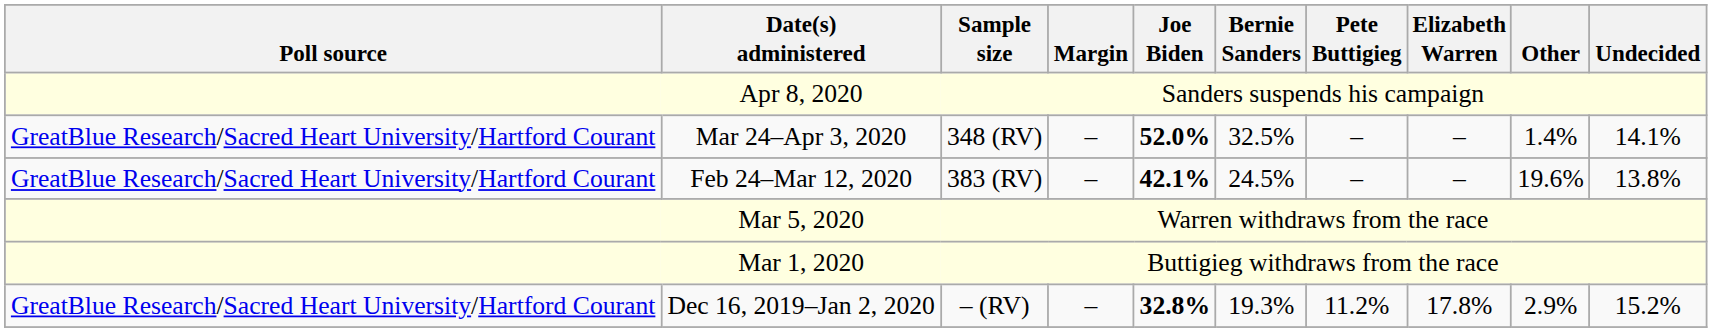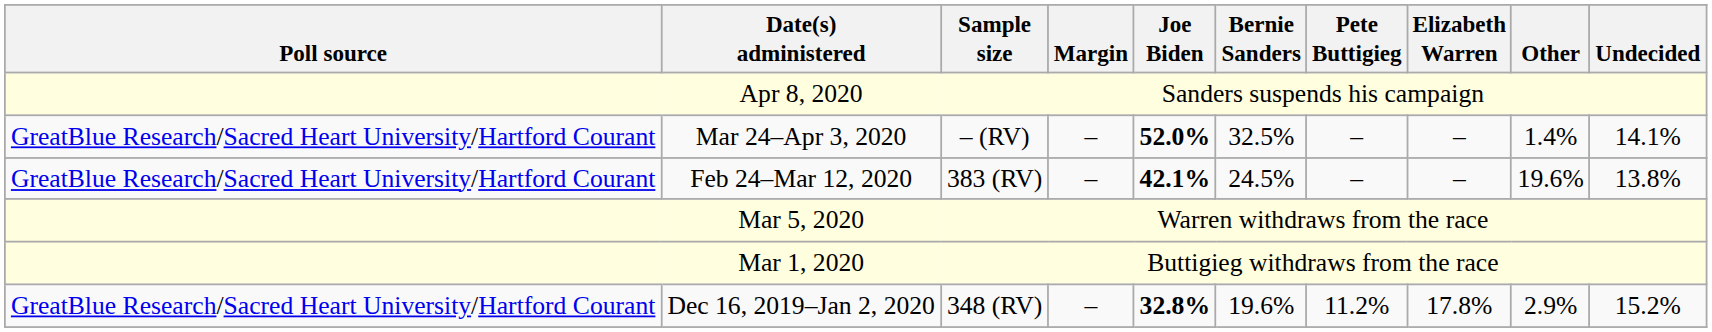(995, 136) 348 (RV) -> (995, 136) – (RV)
(995, 305) – (RV) -> (995, 305) 348 (RV)
(1261, 305) 19.3% -> (1261, 305) 19.6%
